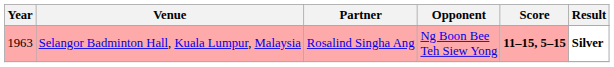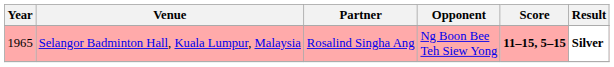(20, 43) 1963 -> (20, 43) 1965
